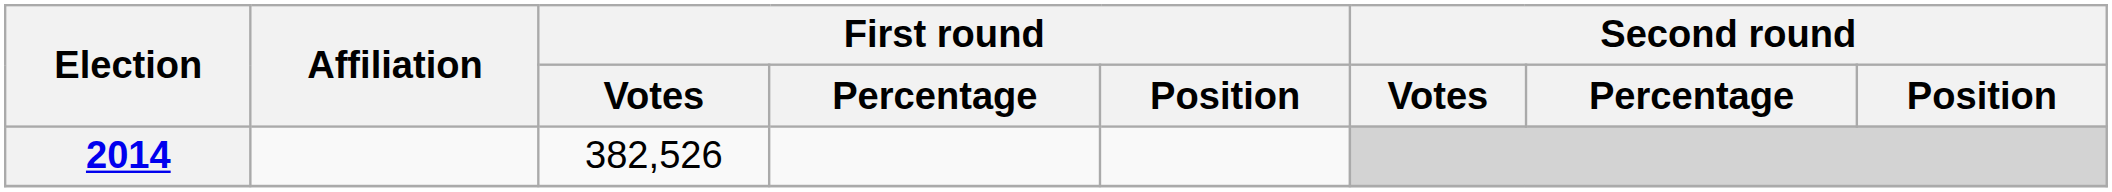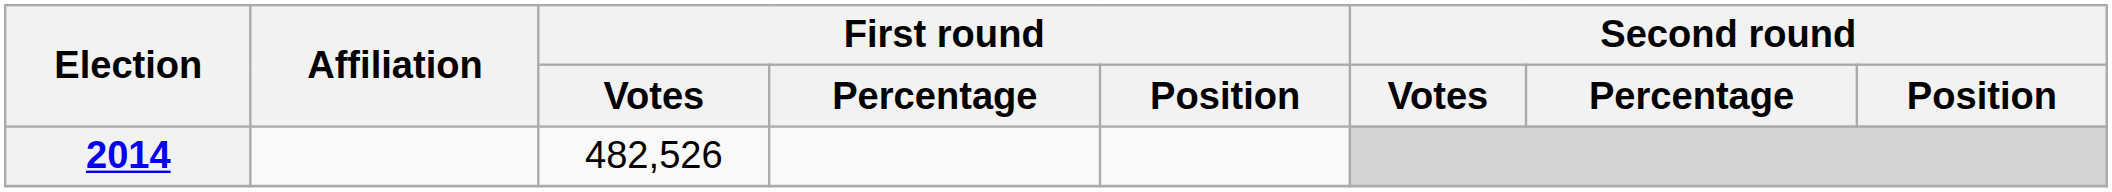(654, 155) 382,526 -> (654, 155) 482,526
